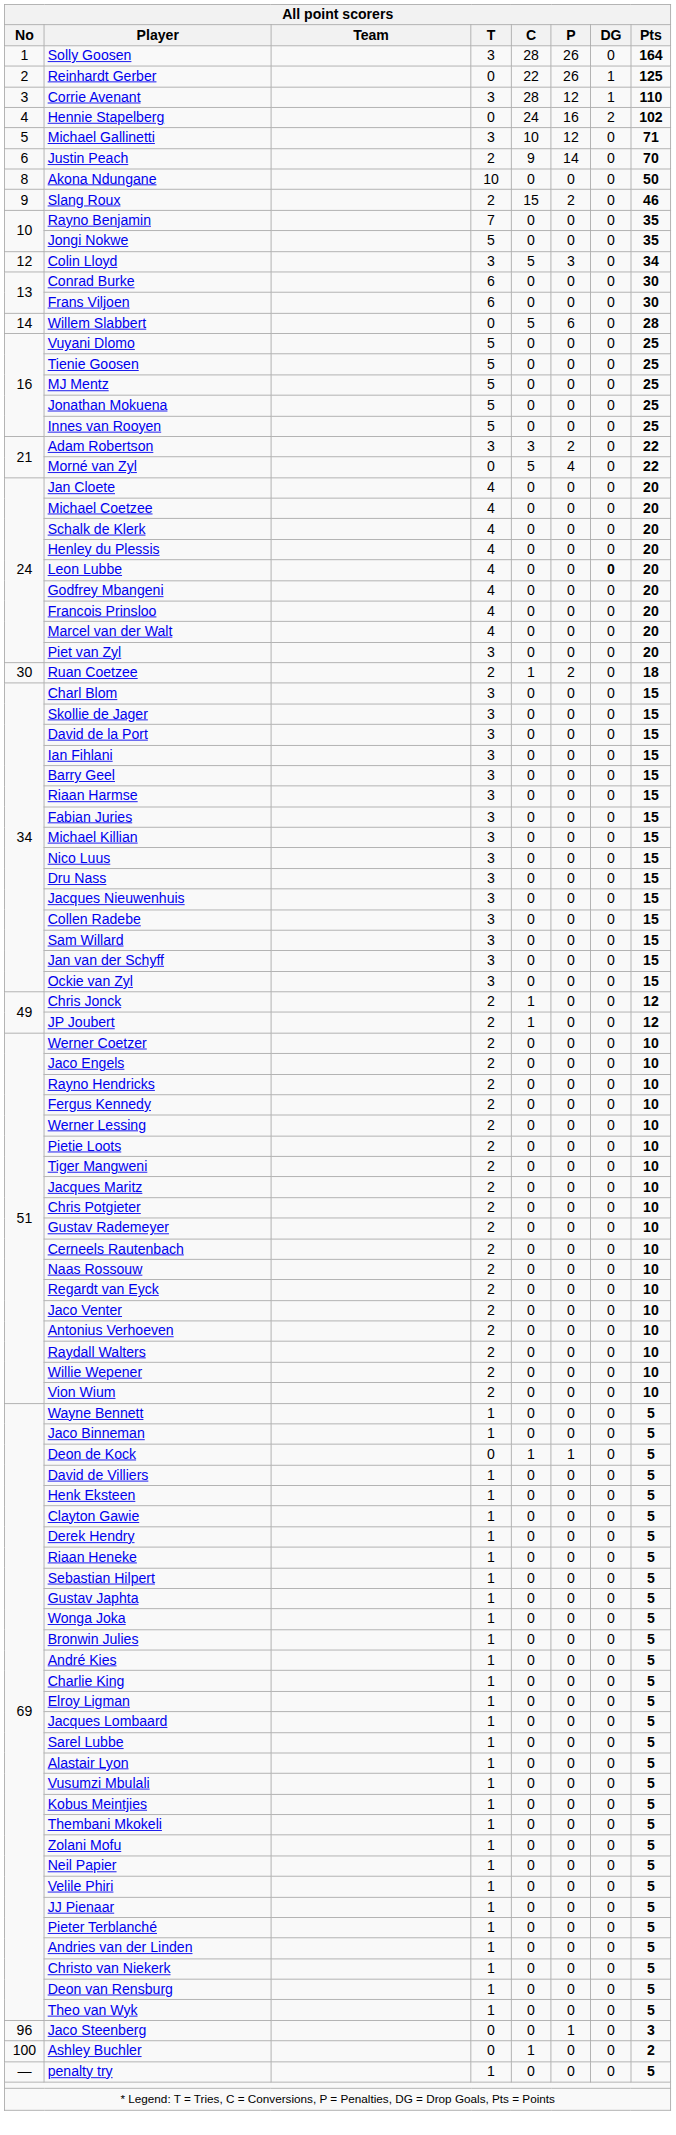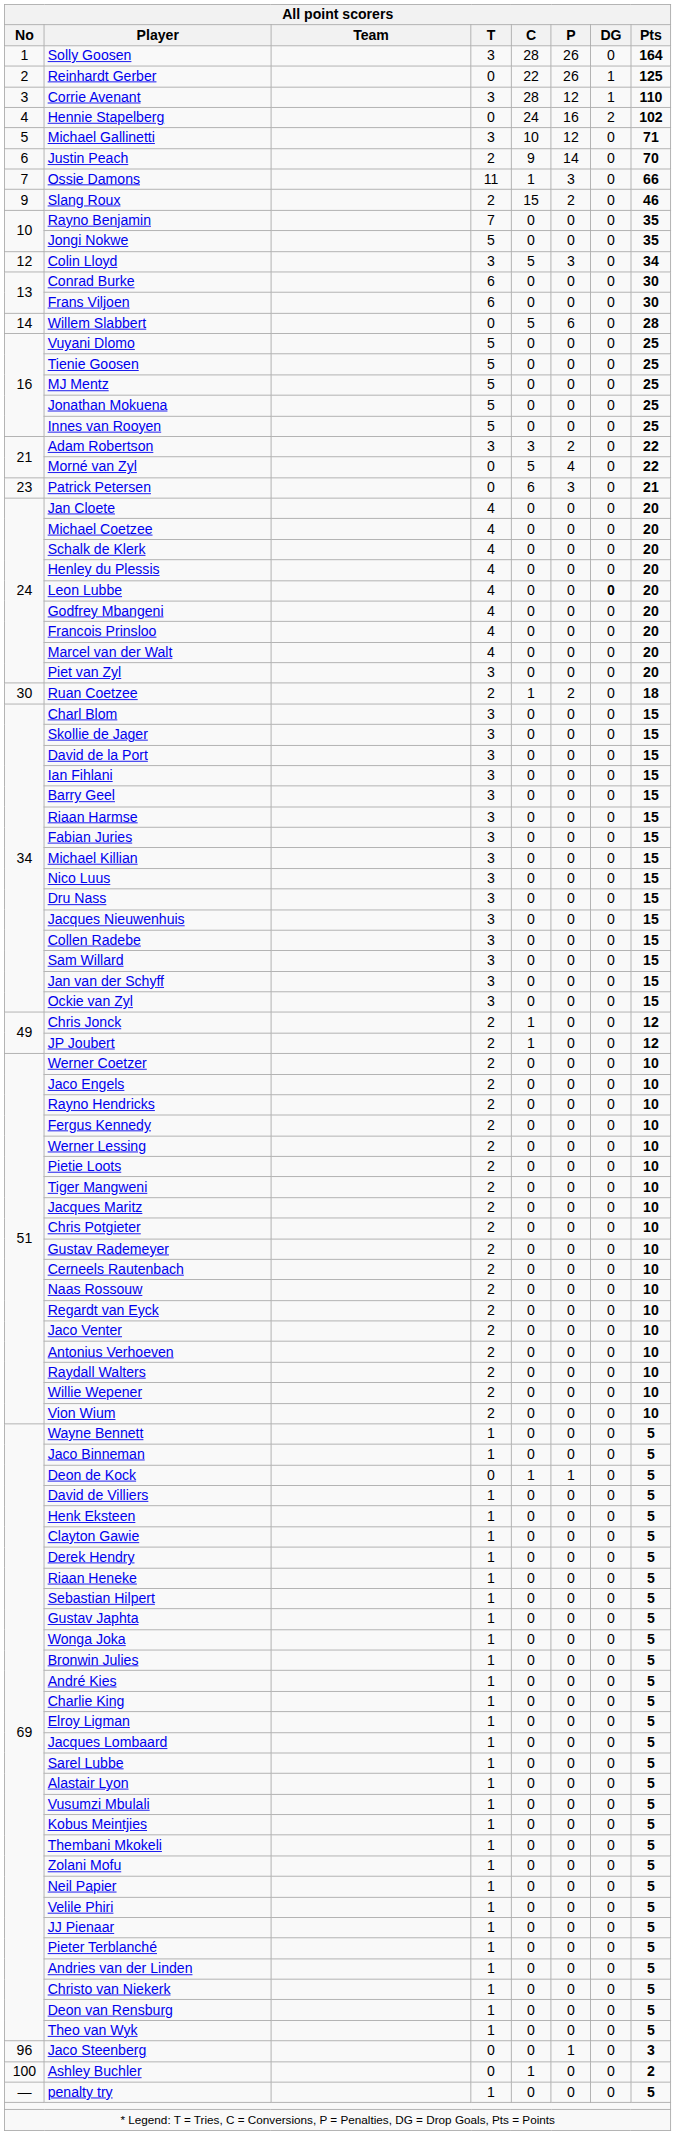+ row: (94, 179)
- row: (102, 179)
+ row: (99, 487)
